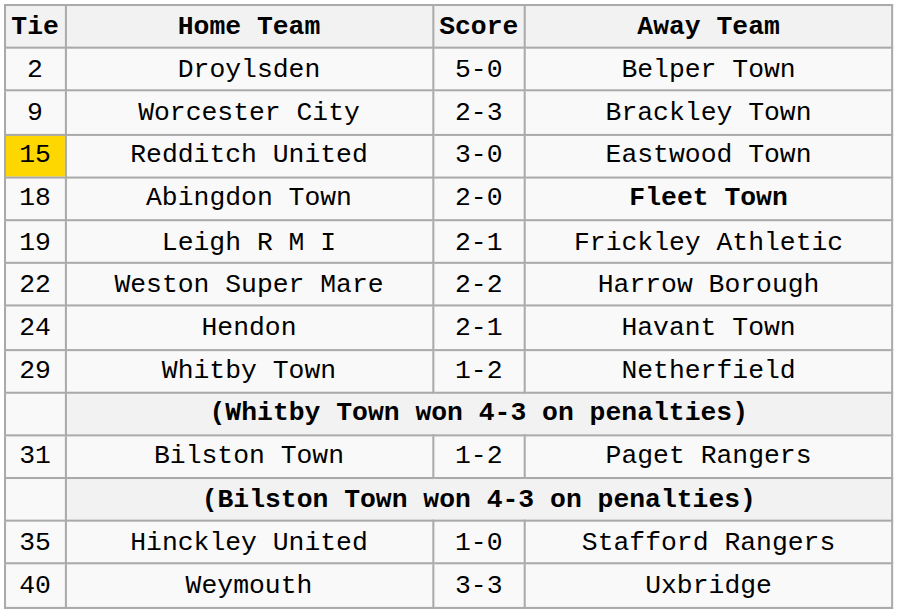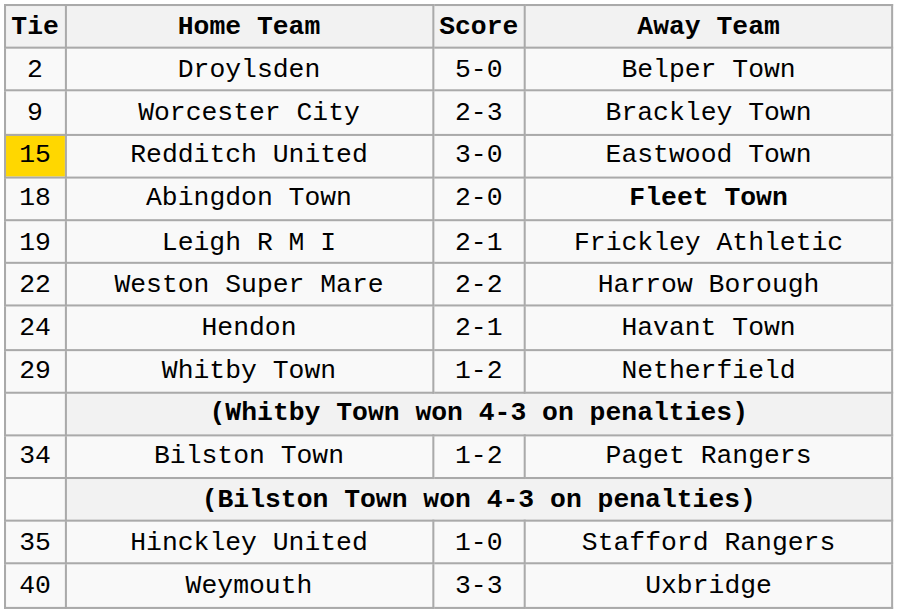(35, 457) 31 -> (35, 457) 34
